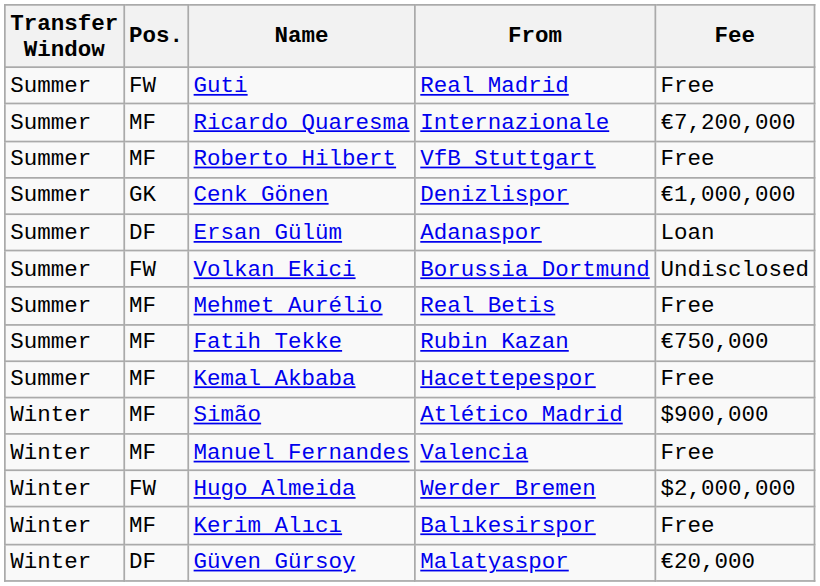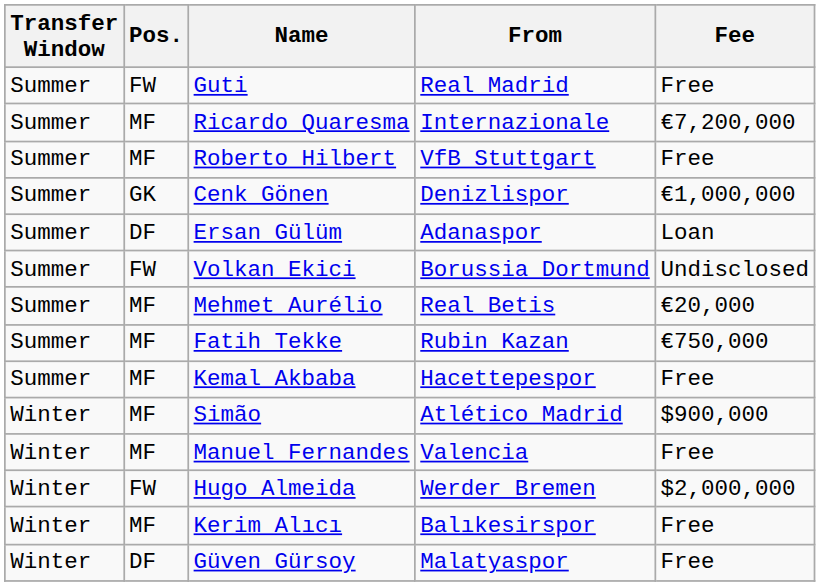(687, 306) Free -> (708, 306) €20,000
(708, 562) €20,000 -> (687, 562) Free
